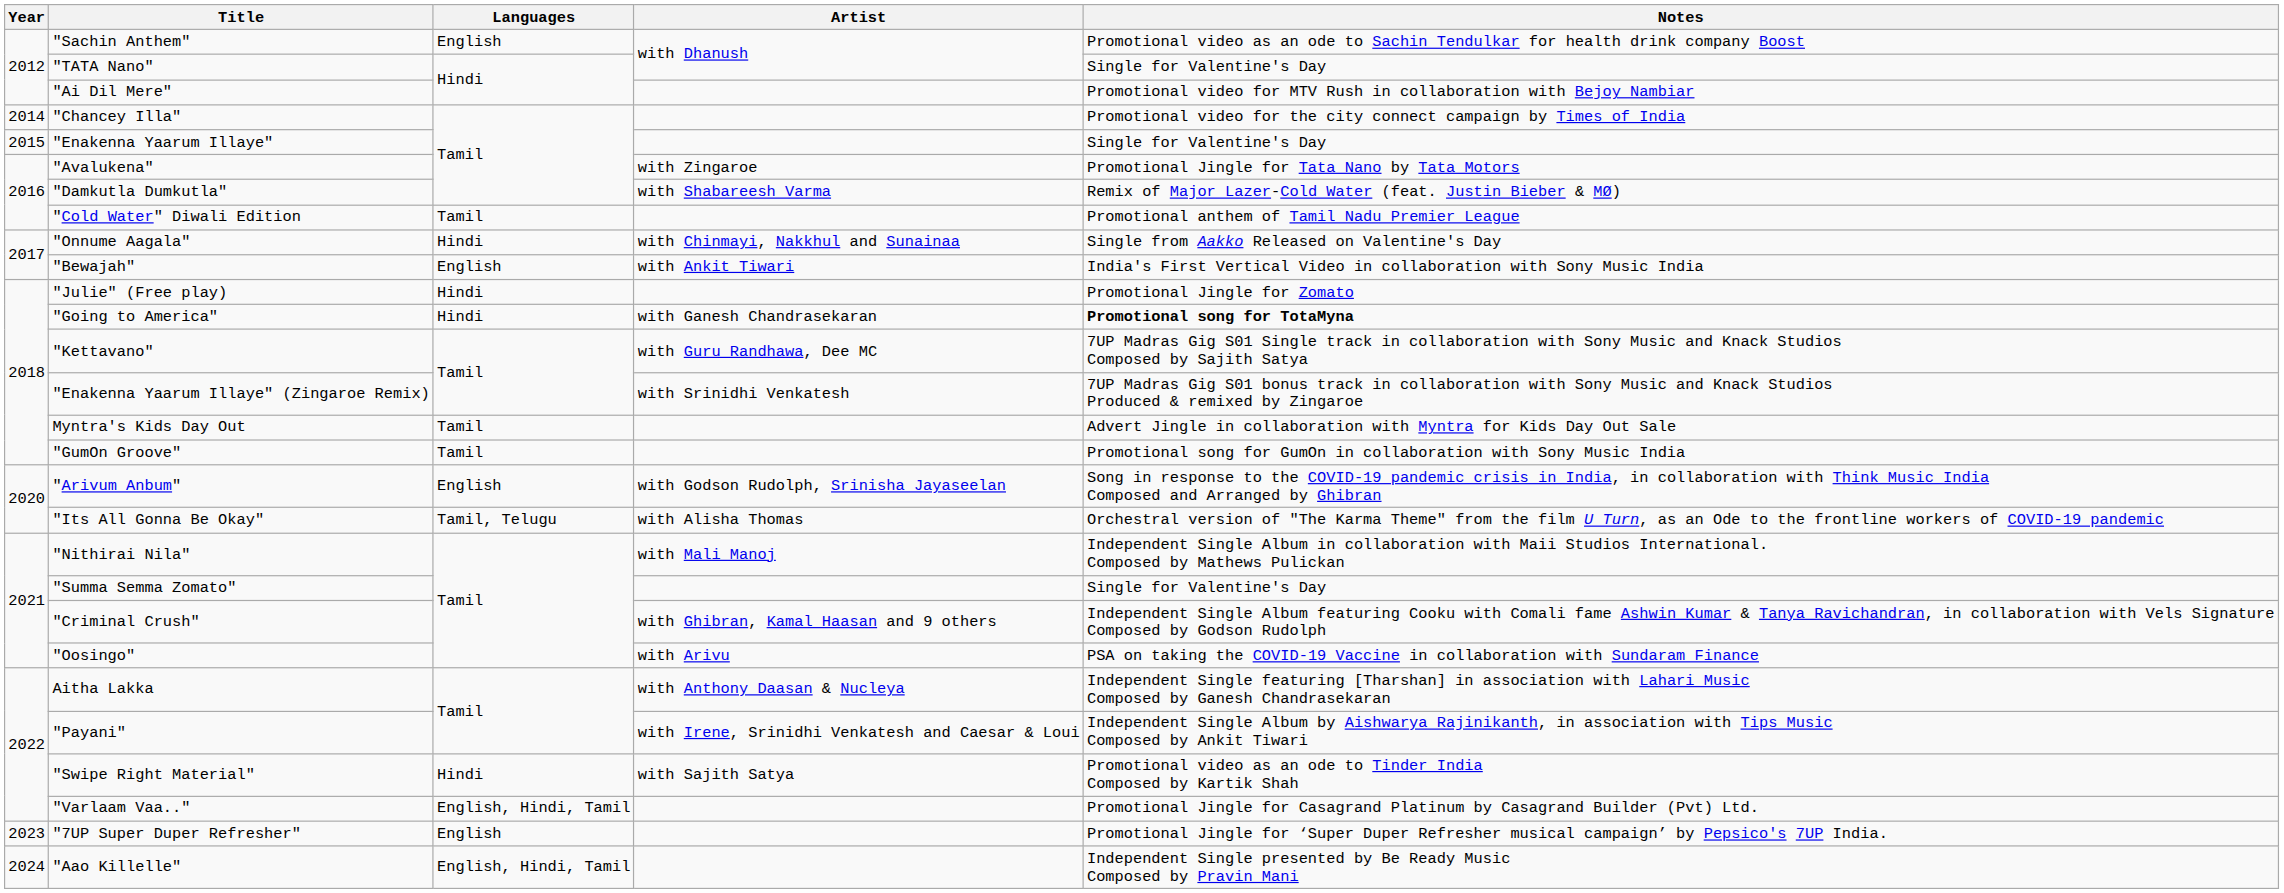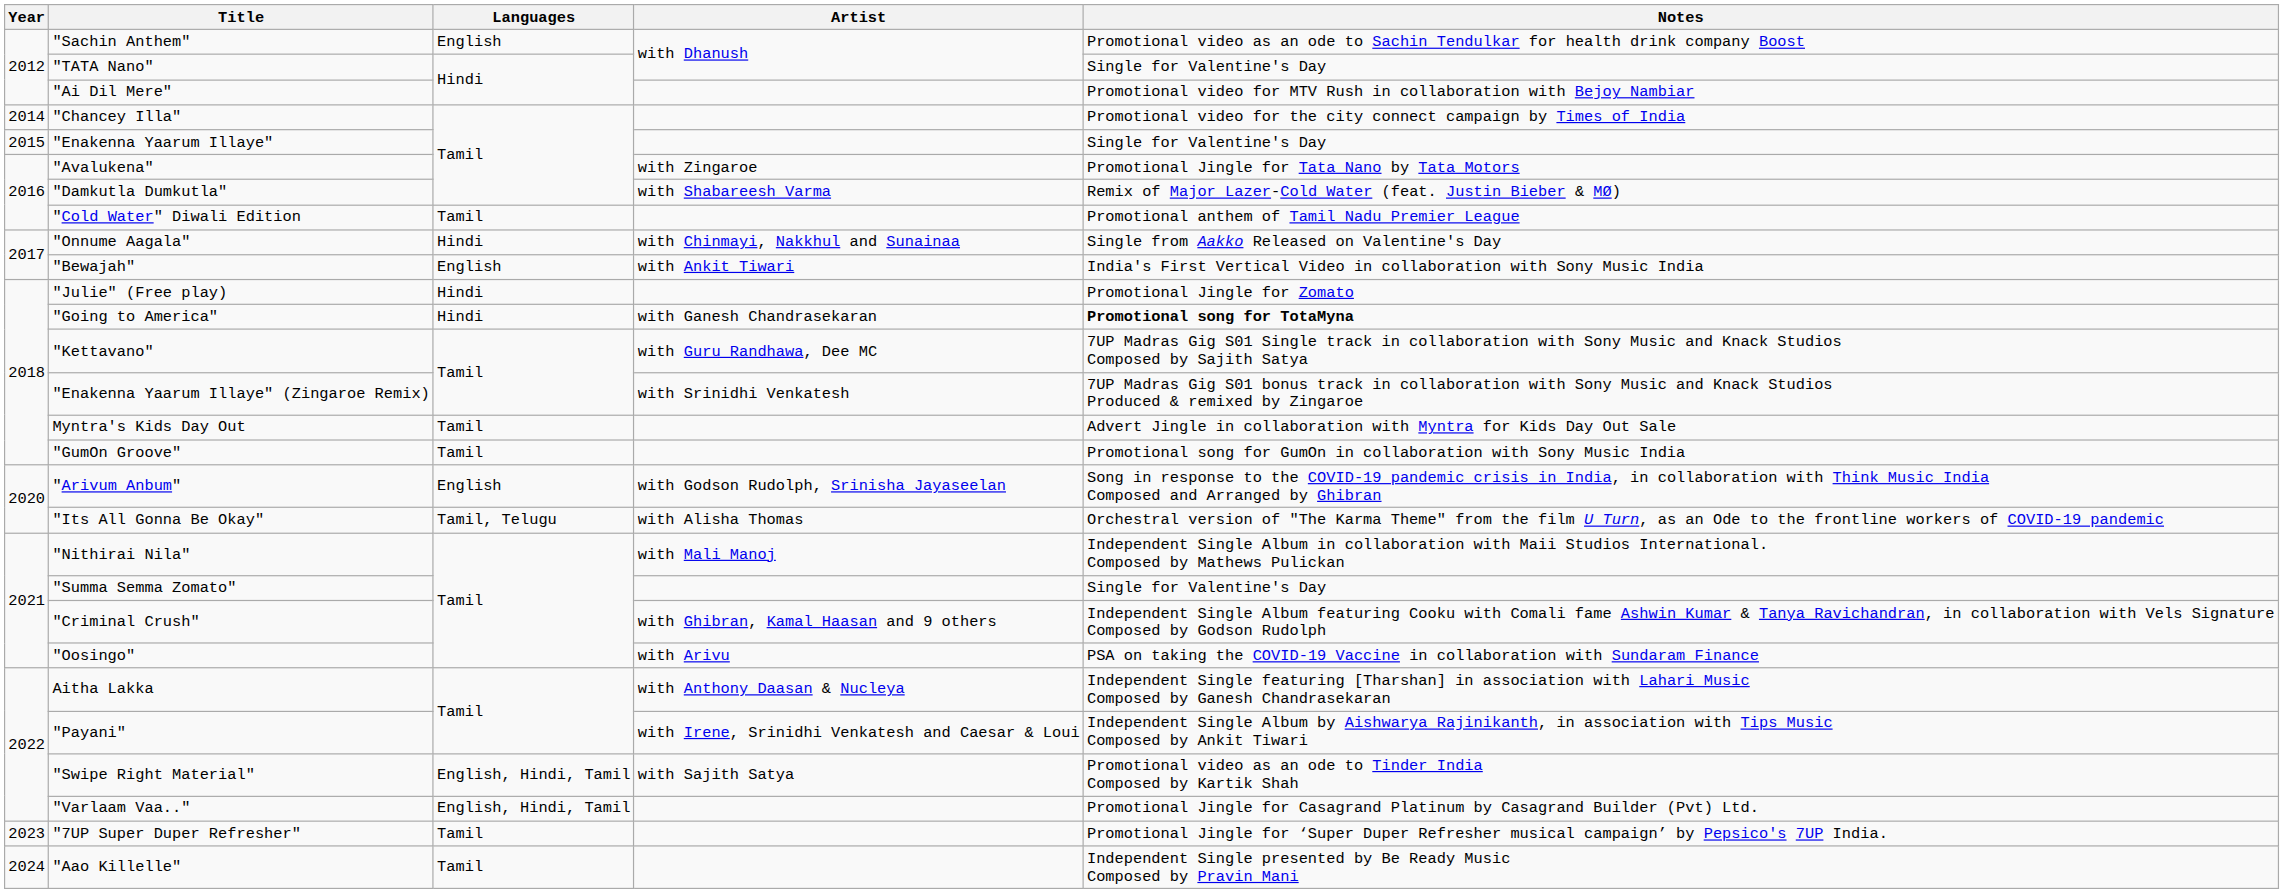(460, 775) Hindi -> (534, 775) English, Hindi, Tamil
(469, 834) English -> (460, 834) Tamil
(534, 868) English, Hindi, Tamil -> (460, 868) Tamil
